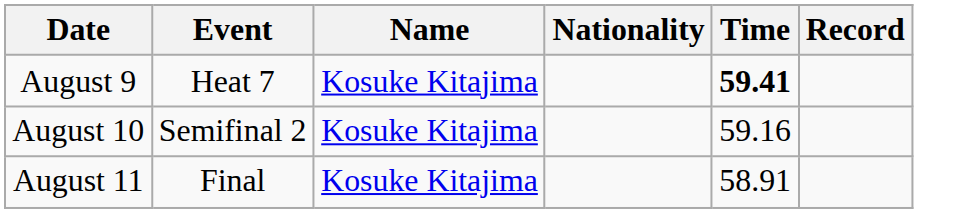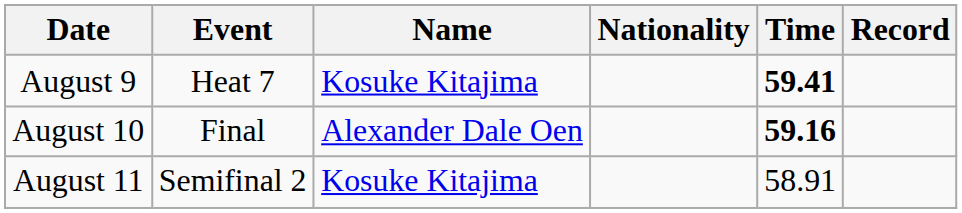(233, 130) Semifinal 2 -> (233, 130) Final
(430, 130) Kosuke Kitajima -> (452, 130) Alexander Dale Oen
(755, 130) normal -> (800, 130) bold
(233, 181) Final -> (233, 181) Semifinal 2
